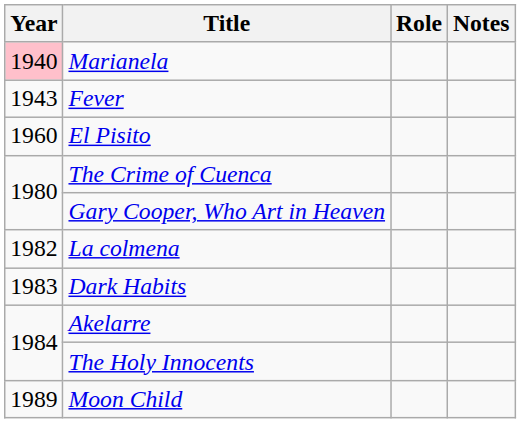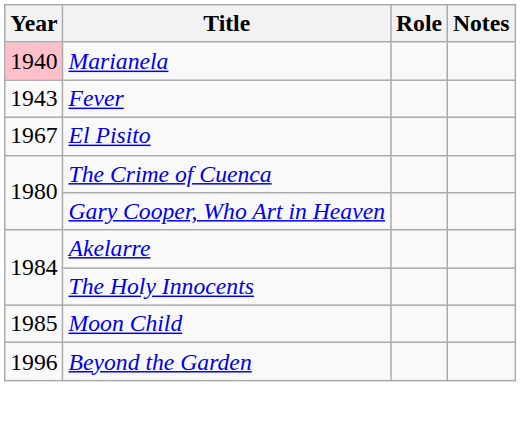(34, 135) 1960 -> (34, 135) 1967
- row: (124, 248)
- row: (127, 286)
(34, 398) 1989 -> (34, 323) 1985
+ row: (160, 361)
